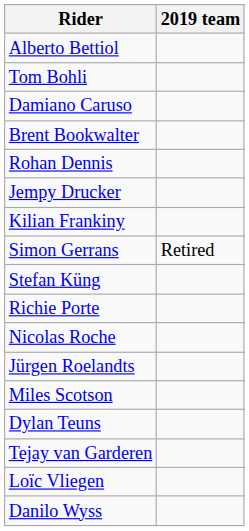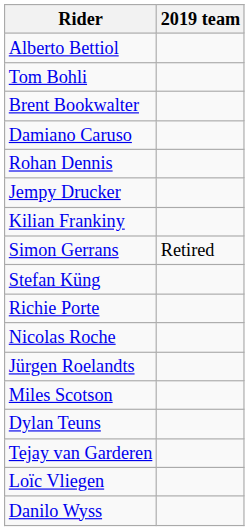rows swapped: (74, 134) <-> (70, 105)
